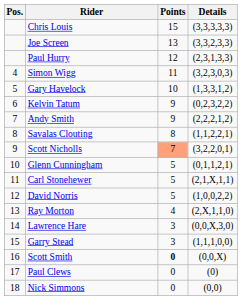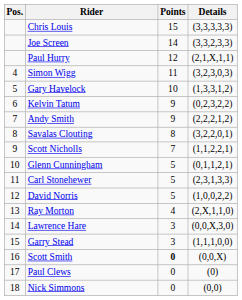(173, 42) 13 -> (173, 42) 14
(213, 57) (2,3,1,3,3) -> (213, 57) (2,1,X,1,1)
(213, 134) (1,1,2,2,1) -> (213, 134) (3,2,2,0,1)
(173, 149) lightsalmon background -> (173, 149) no background
(213, 149) (3,2,2,0,1) -> (213, 149) (1,1,2,2,1)
(213, 180) (2,1,X,1,1) -> (213, 180) (2,3,1,3,3)
